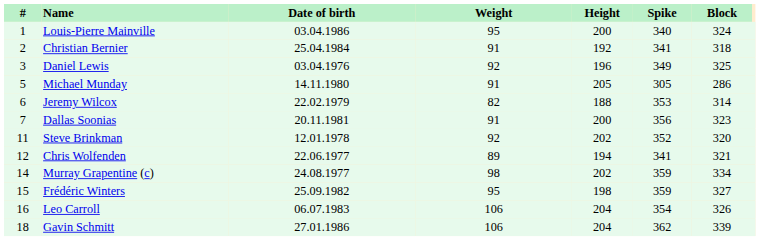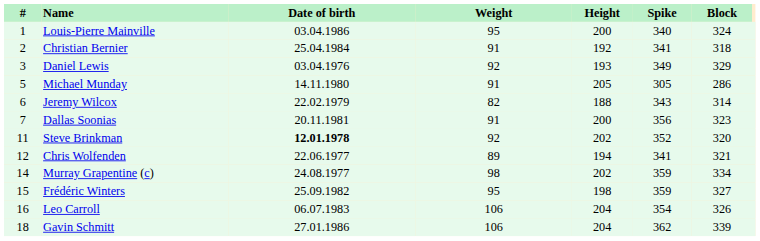(602, 66) 196 -> (602, 66) 193
(722, 66) 325 -> (722, 66) 329
(662, 102) 353 -> (662, 102) 343
(322, 137) normal -> (322, 137) bold
